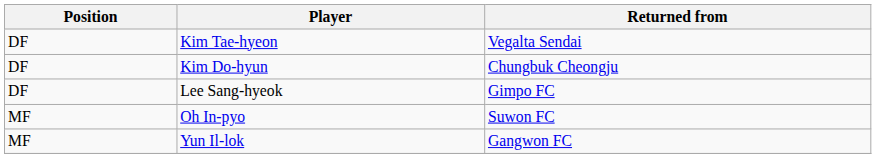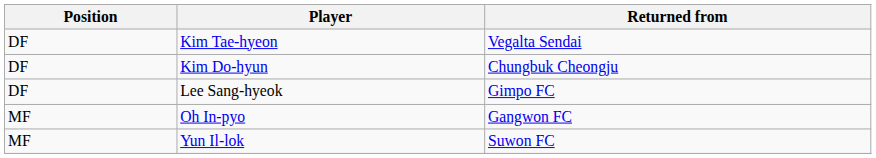(521, 116) Suwon FC -> (530, 116) Gangwon FC
(530, 141) Gangwon FC -> (521, 141) Suwon FC
